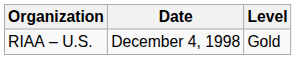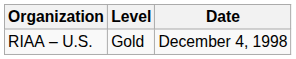columns swapped: (267, 16) <-> (176, 16)
